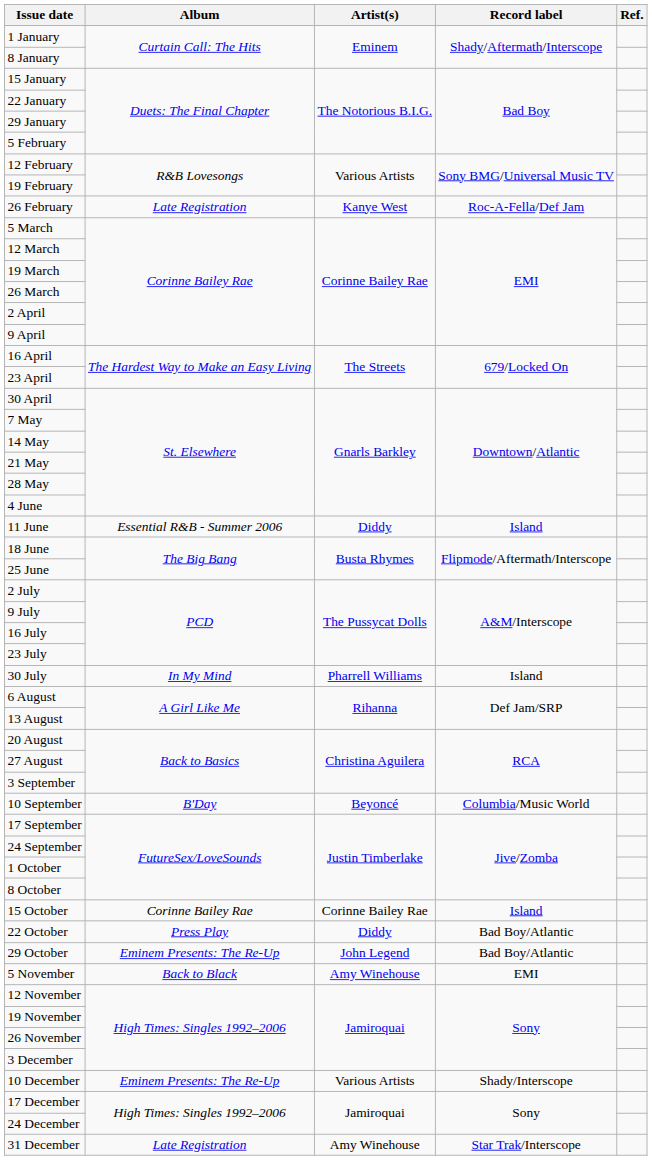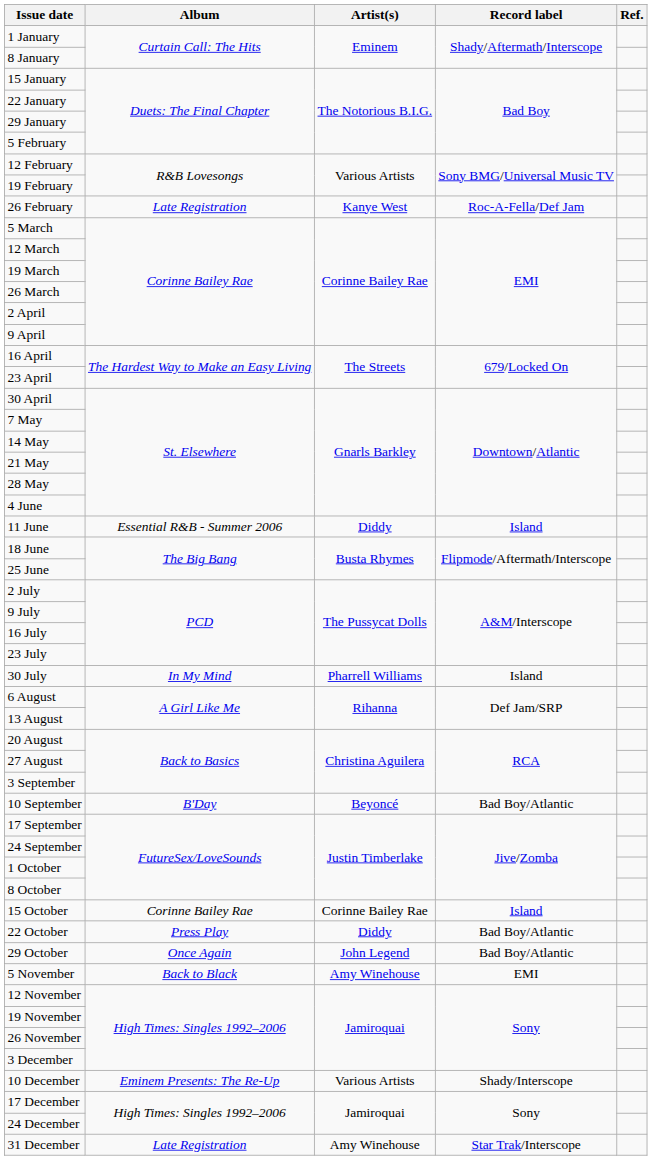(526, 803) Columbia/Music World -> (526, 803) Bad Boy/Atlantic
(200, 953) Eminem Presents: The Re-Up -> (200, 953) Once Again
